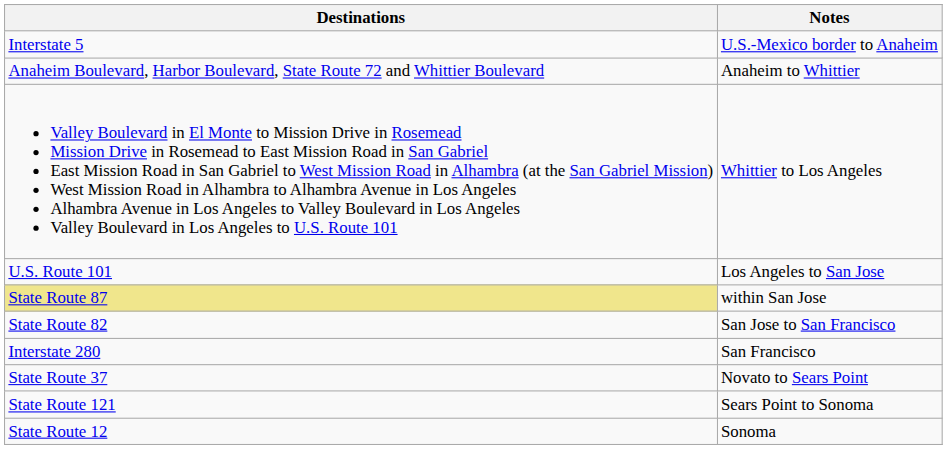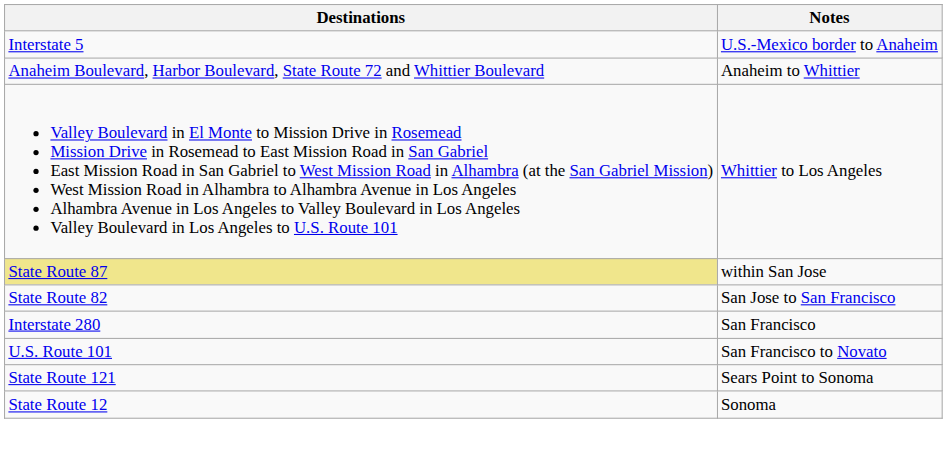- row: (803, 271)
+ row: (804, 351)
- row: (794, 377)
